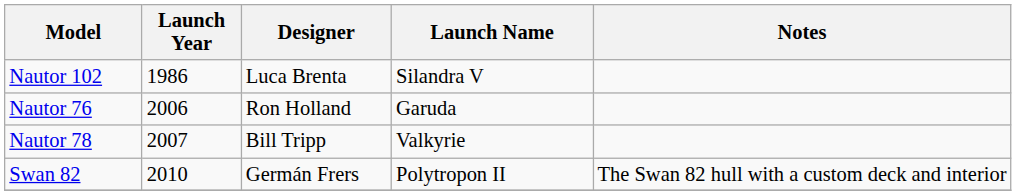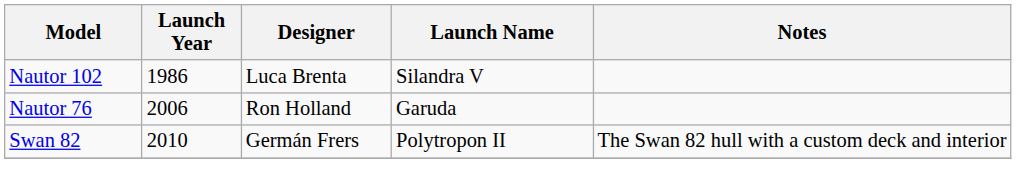- row: (51, 141)
